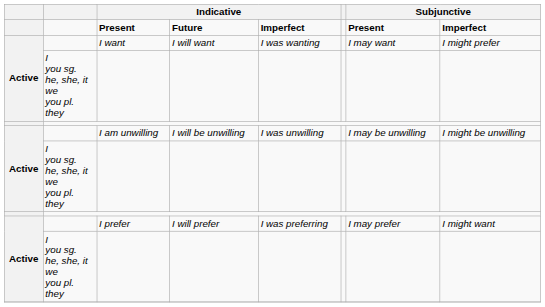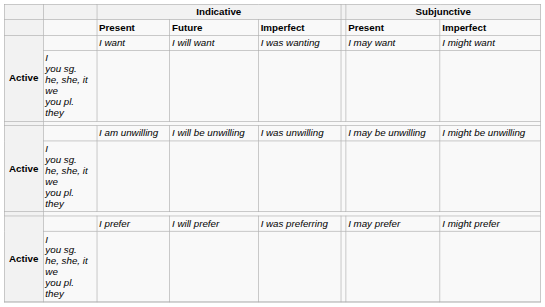(471, 43) I might prefer -> (469, 43) I might want
(469, 223) I might want -> (471, 223) I might prefer
